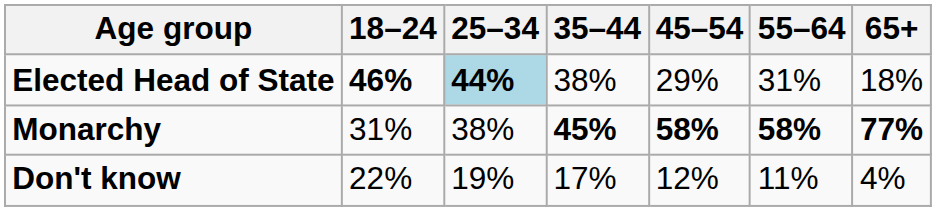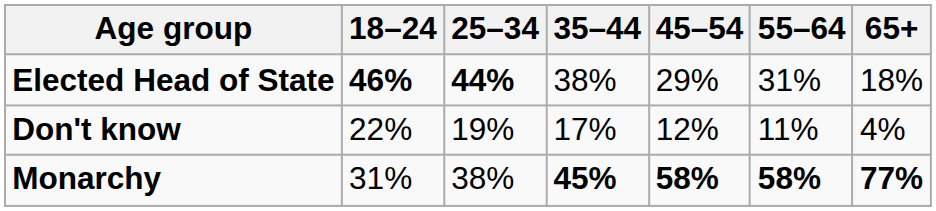(483, 79) lightblue background -> (483, 79) no background
rows swapped: (87, 129) <-> (97, 179)
